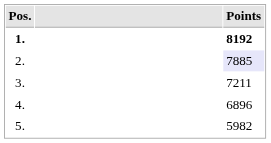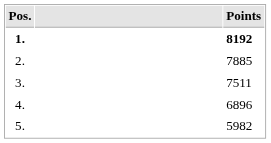(239, 60) lavender background -> (239, 60) no background
(239, 82) 7211 -> (239, 82) 7511
